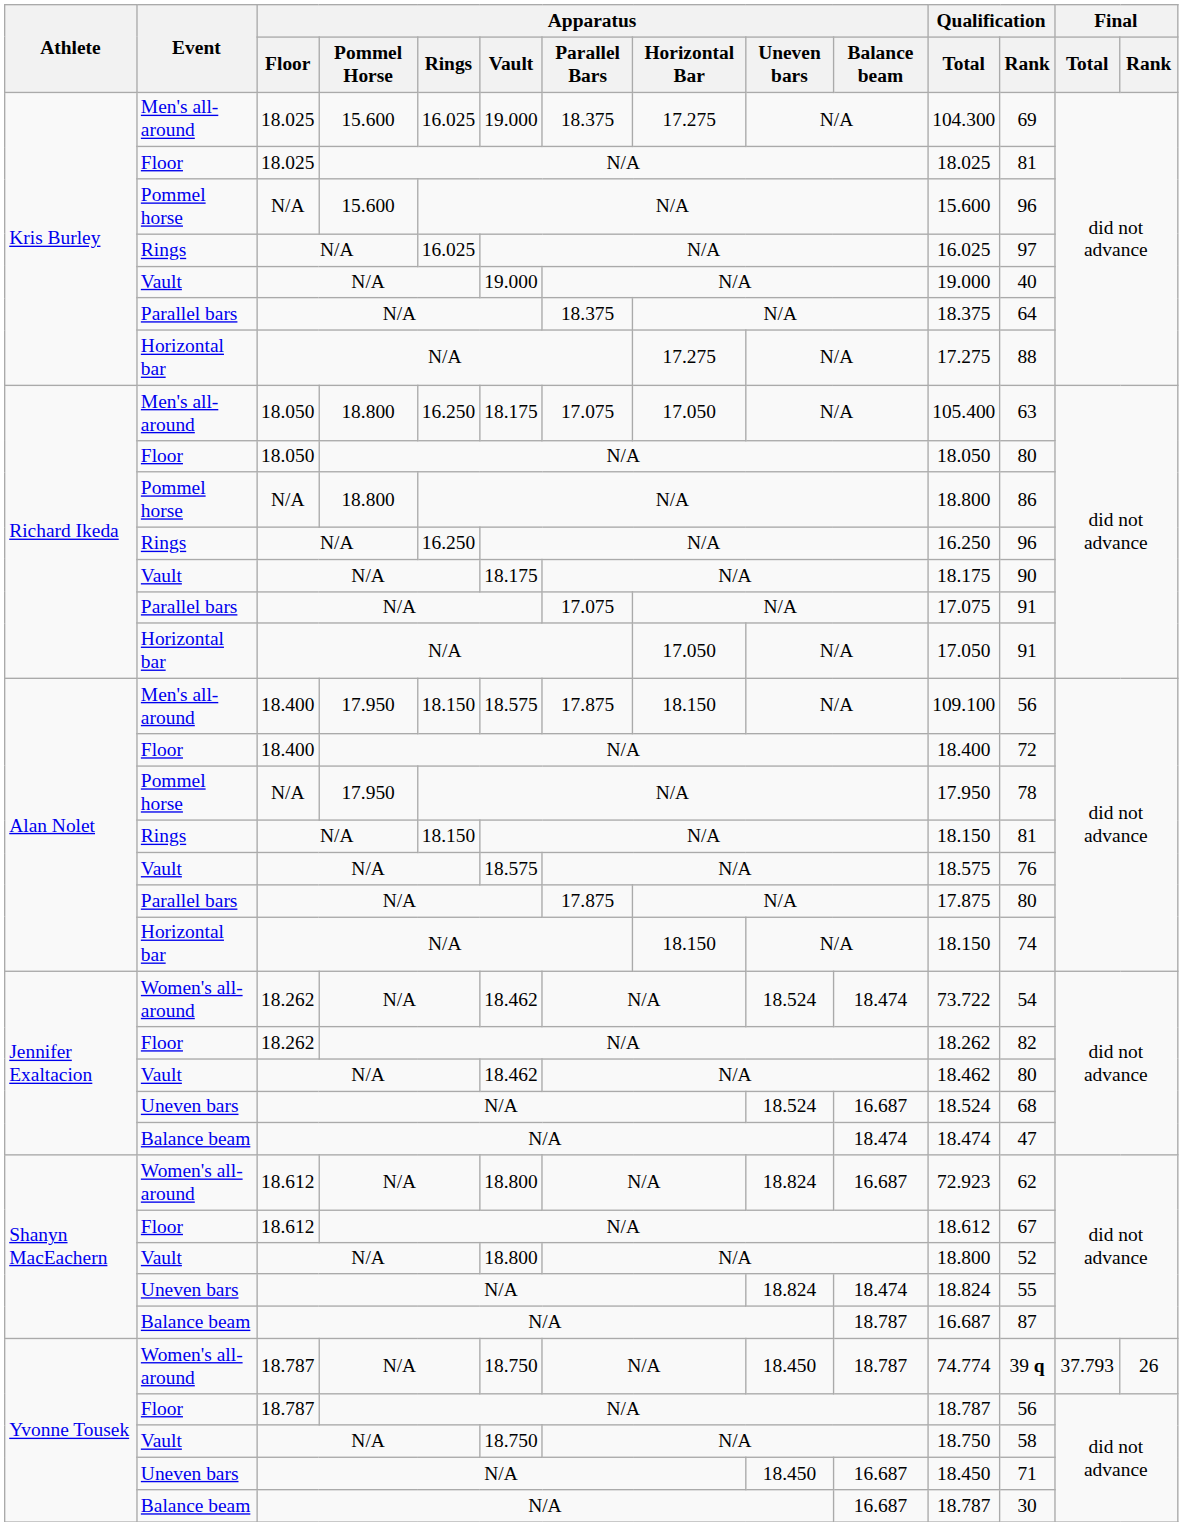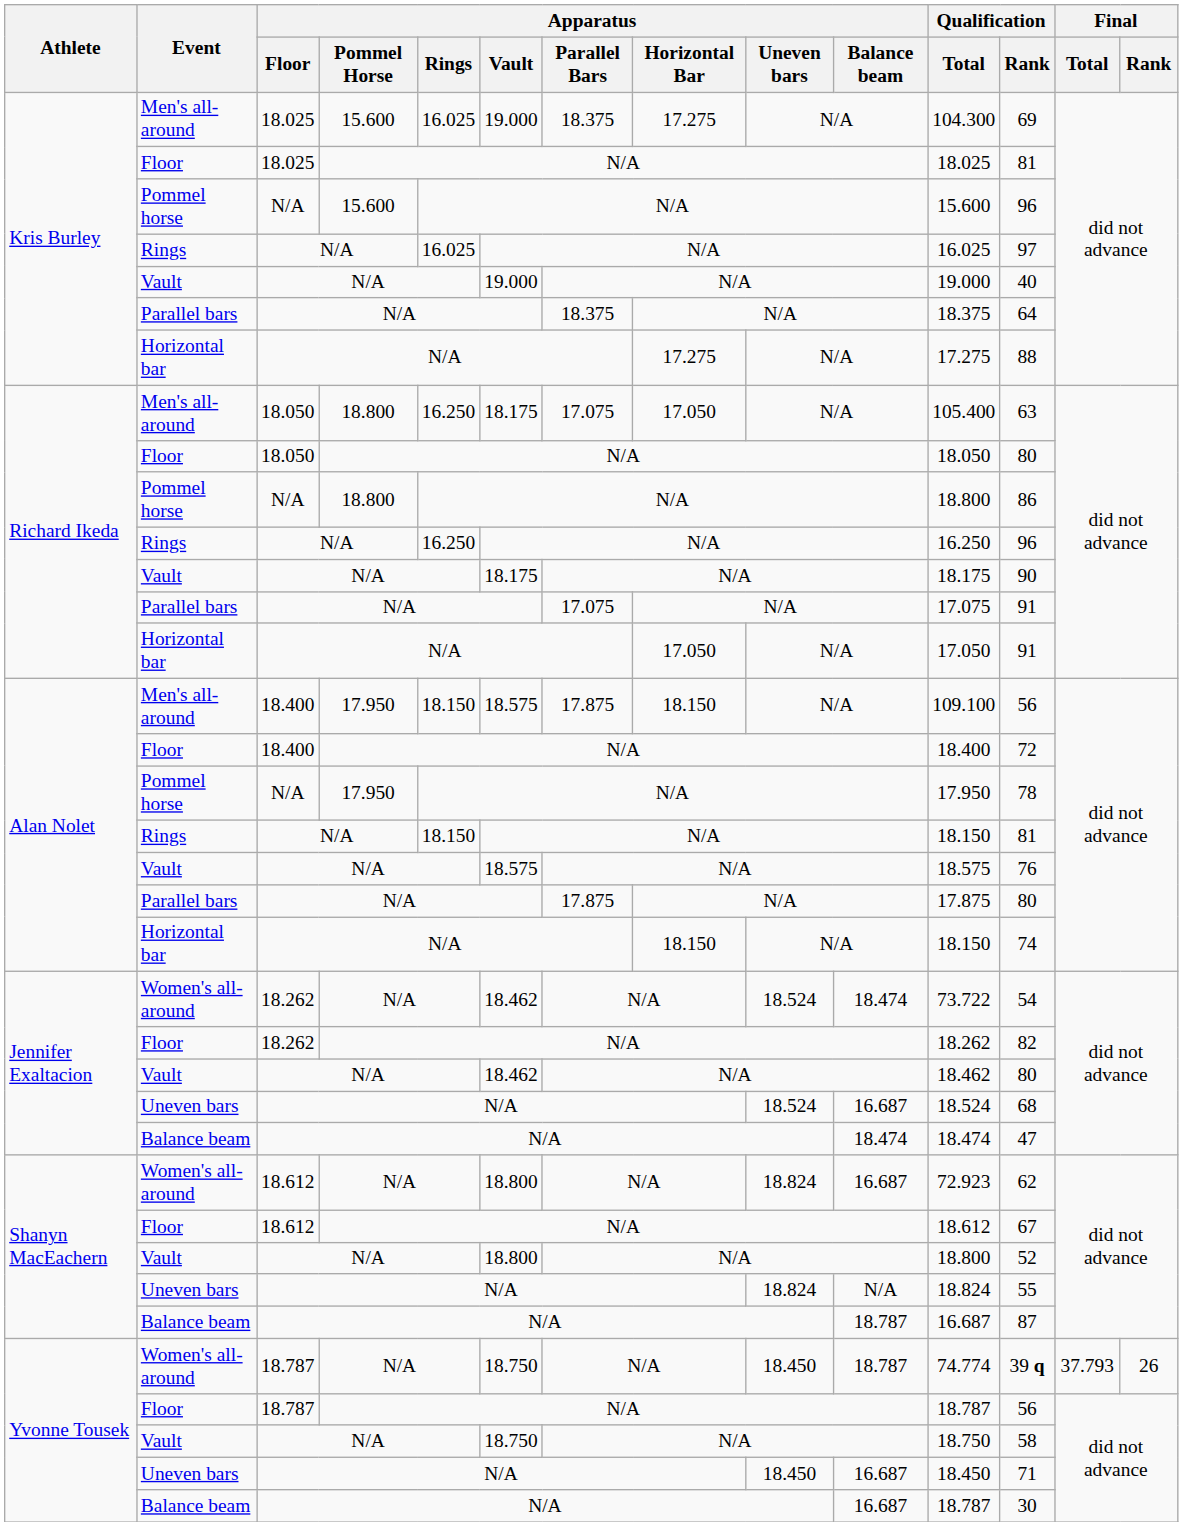(880, 1290) 18.474 -> (880, 1290) N/A
